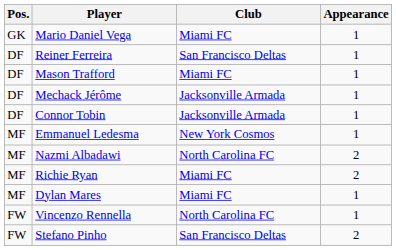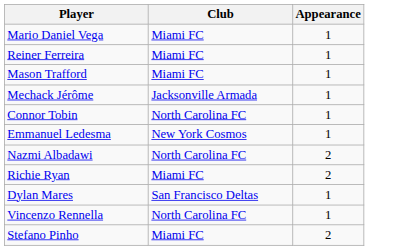- column: (18, 14)
(233, 54) San Francisco Deltas -> (178, 54) Miami FC
(232, 114) Jacksonville Armada -> (199, 114) North Carolina FC
(205, 194) Miami FC -> (205, 194) San Francisco Deltas
(233, 235) San Francisco Deltas -> (178, 235) Miami FC
